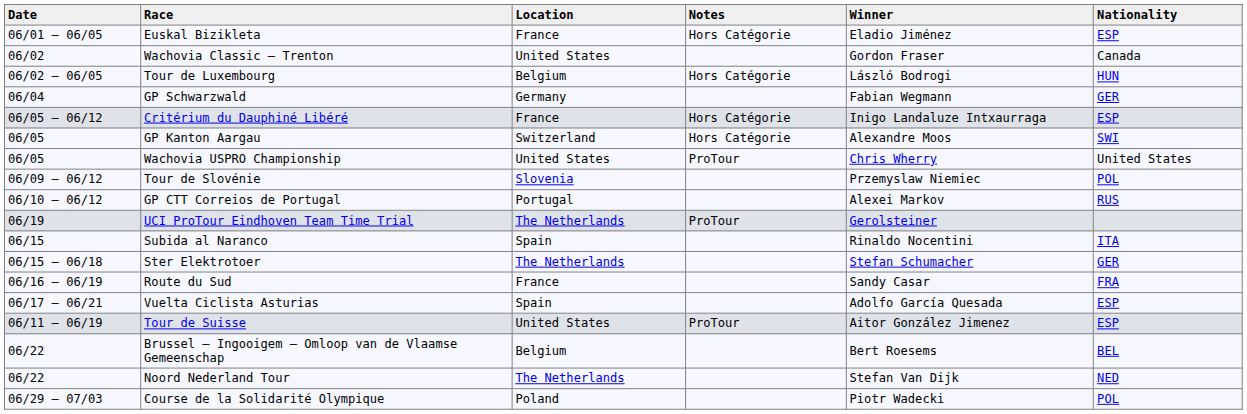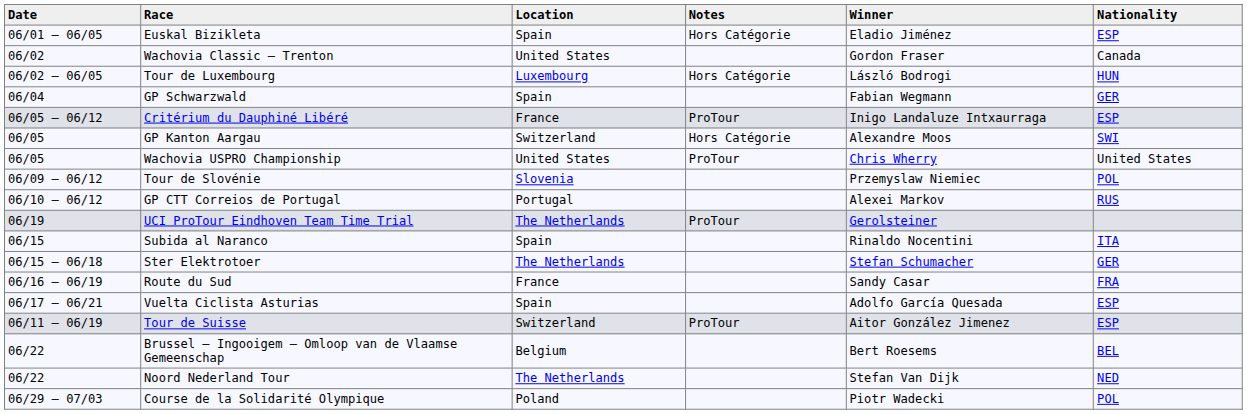(537, 35) France -> (534, 35) Spain
(541, 77) Belgium -> (552, 77) Luxembourg
(541, 97) Germany -> (534, 97) Spain
(740, 118) Hors Catégorie -> (714, 118) ProTour
(563, 323) United States -> (555, 323) Switzerland
